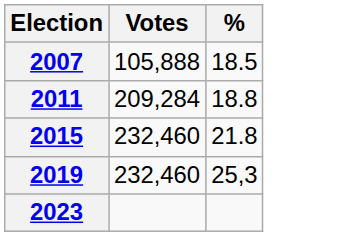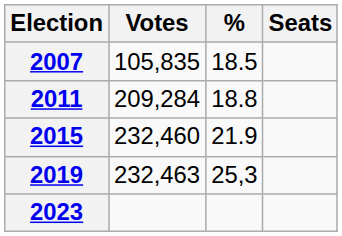+ column: (300, 23)
(157, 61) 105,888 -> (157, 61) 105,835
(234, 136) 21.8 -> (234, 136) 21.9
(157, 174) 232,460 -> (157, 174) 232,463
